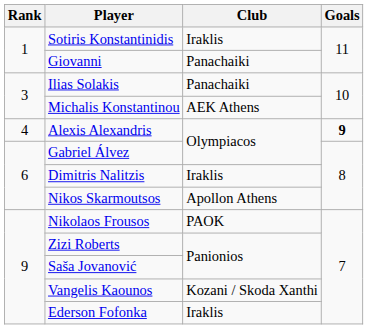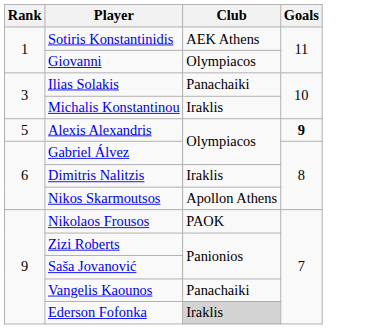(205, 38) Iraklis -> (223, 38) AEK Athens
(218, 61) Panachaiki -> (221, 61) Olympiacos
(223, 107) AEK Athens -> (205, 107) Iraklis
(25, 130) 4 -> (25, 130) 5
(252, 289) Kozani / Skoda Xanthi -> (218, 289) Panachaiki
(205, 312) no background -> (205, 312) lightgrey background
